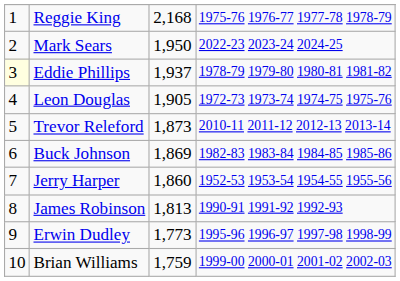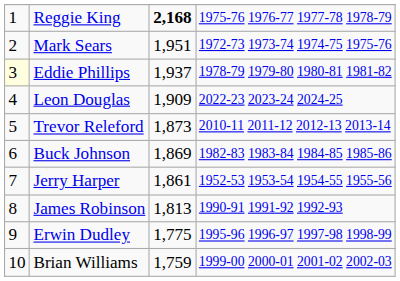(172, 18) normal -> (172, 18) bold
(172, 45) 1,950 -> (172, 45) 1,951
(271, 45) 2022-23 2023-24 2024-25 -> (295, 45) 1972-73 1973-74 1974-75 1975-76
(172, 99) 1,905 -> (172, 99) 1,909
(295, 99) 1972-73 1973-74 1974-75 1975-76 -> (271, 99) 2022-23 2023-24 2024-25
(172, 180) 1,860 -> (172, 180) 1,861
(172, 235) 1,773 -> (172, 235) 1,775
